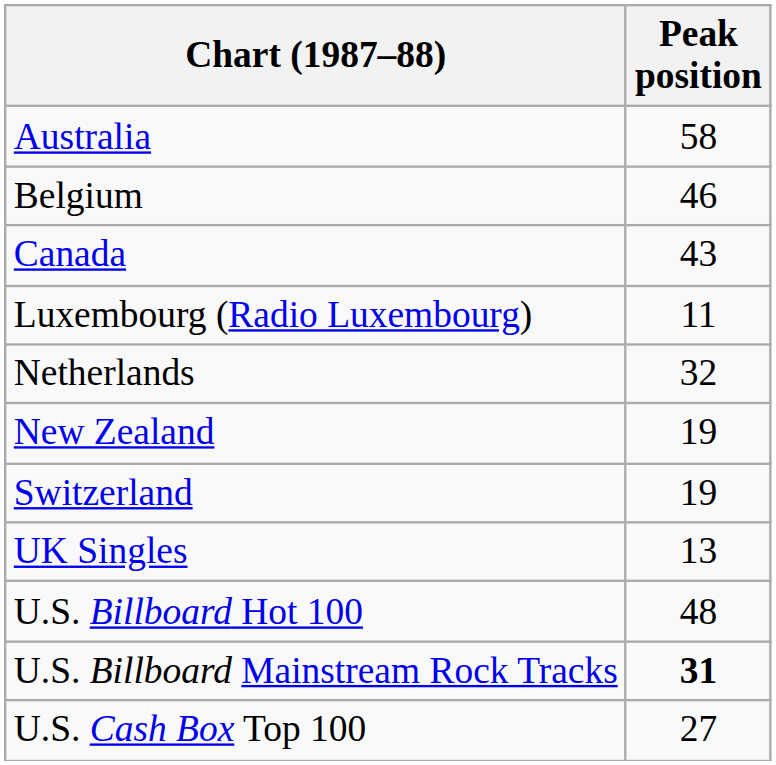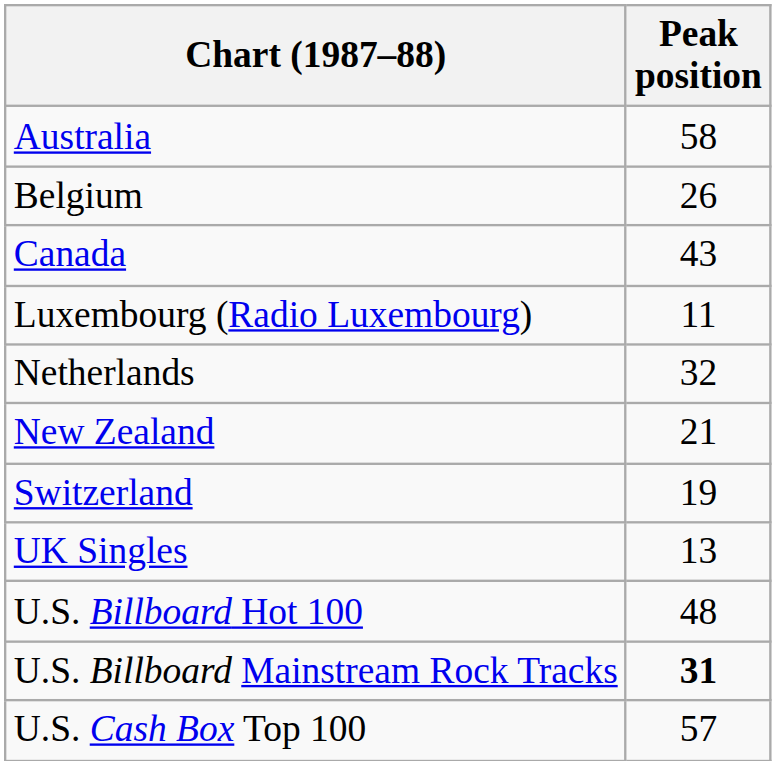(698, 195) 46 -> (698, 195) 26
(698, 432) 19 -> (698, 432) 21
(698, 729) 27 -> (698, 729) 57
